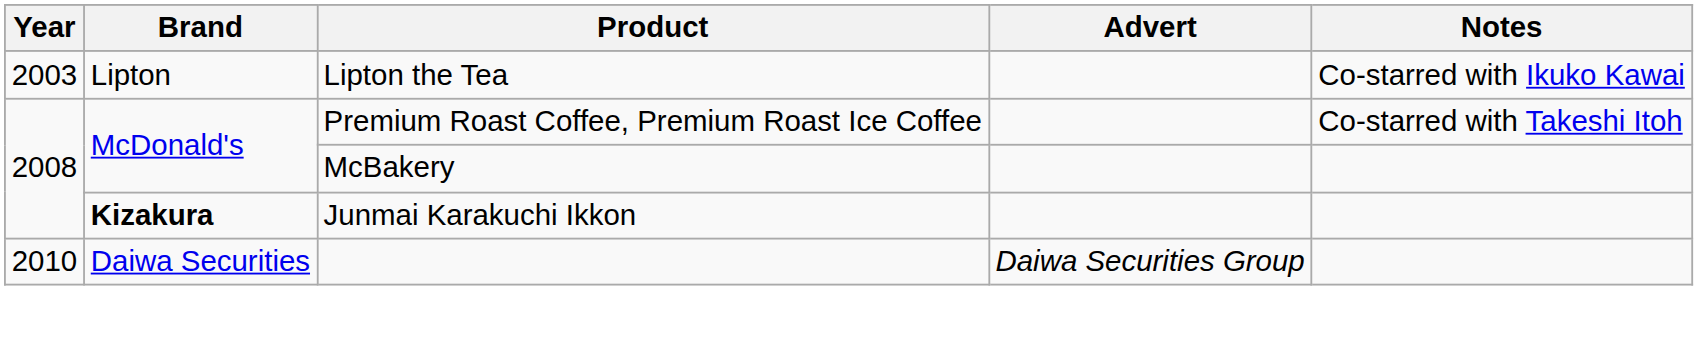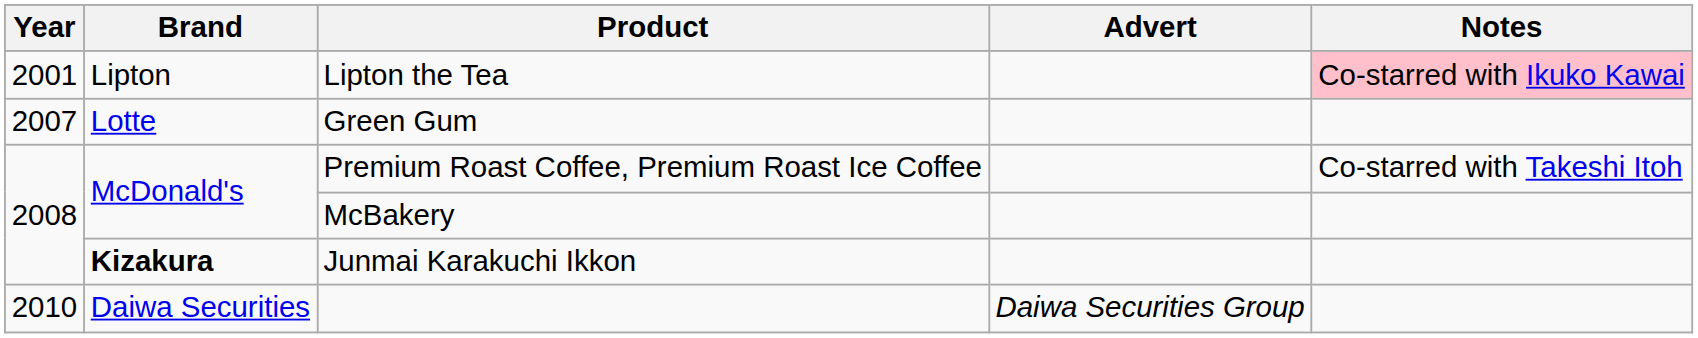(44, 74) 2003 -> (44, 74) 2001
(1502, 74) no background -> (1502, 74) pink background
+ row: (400, 121)
